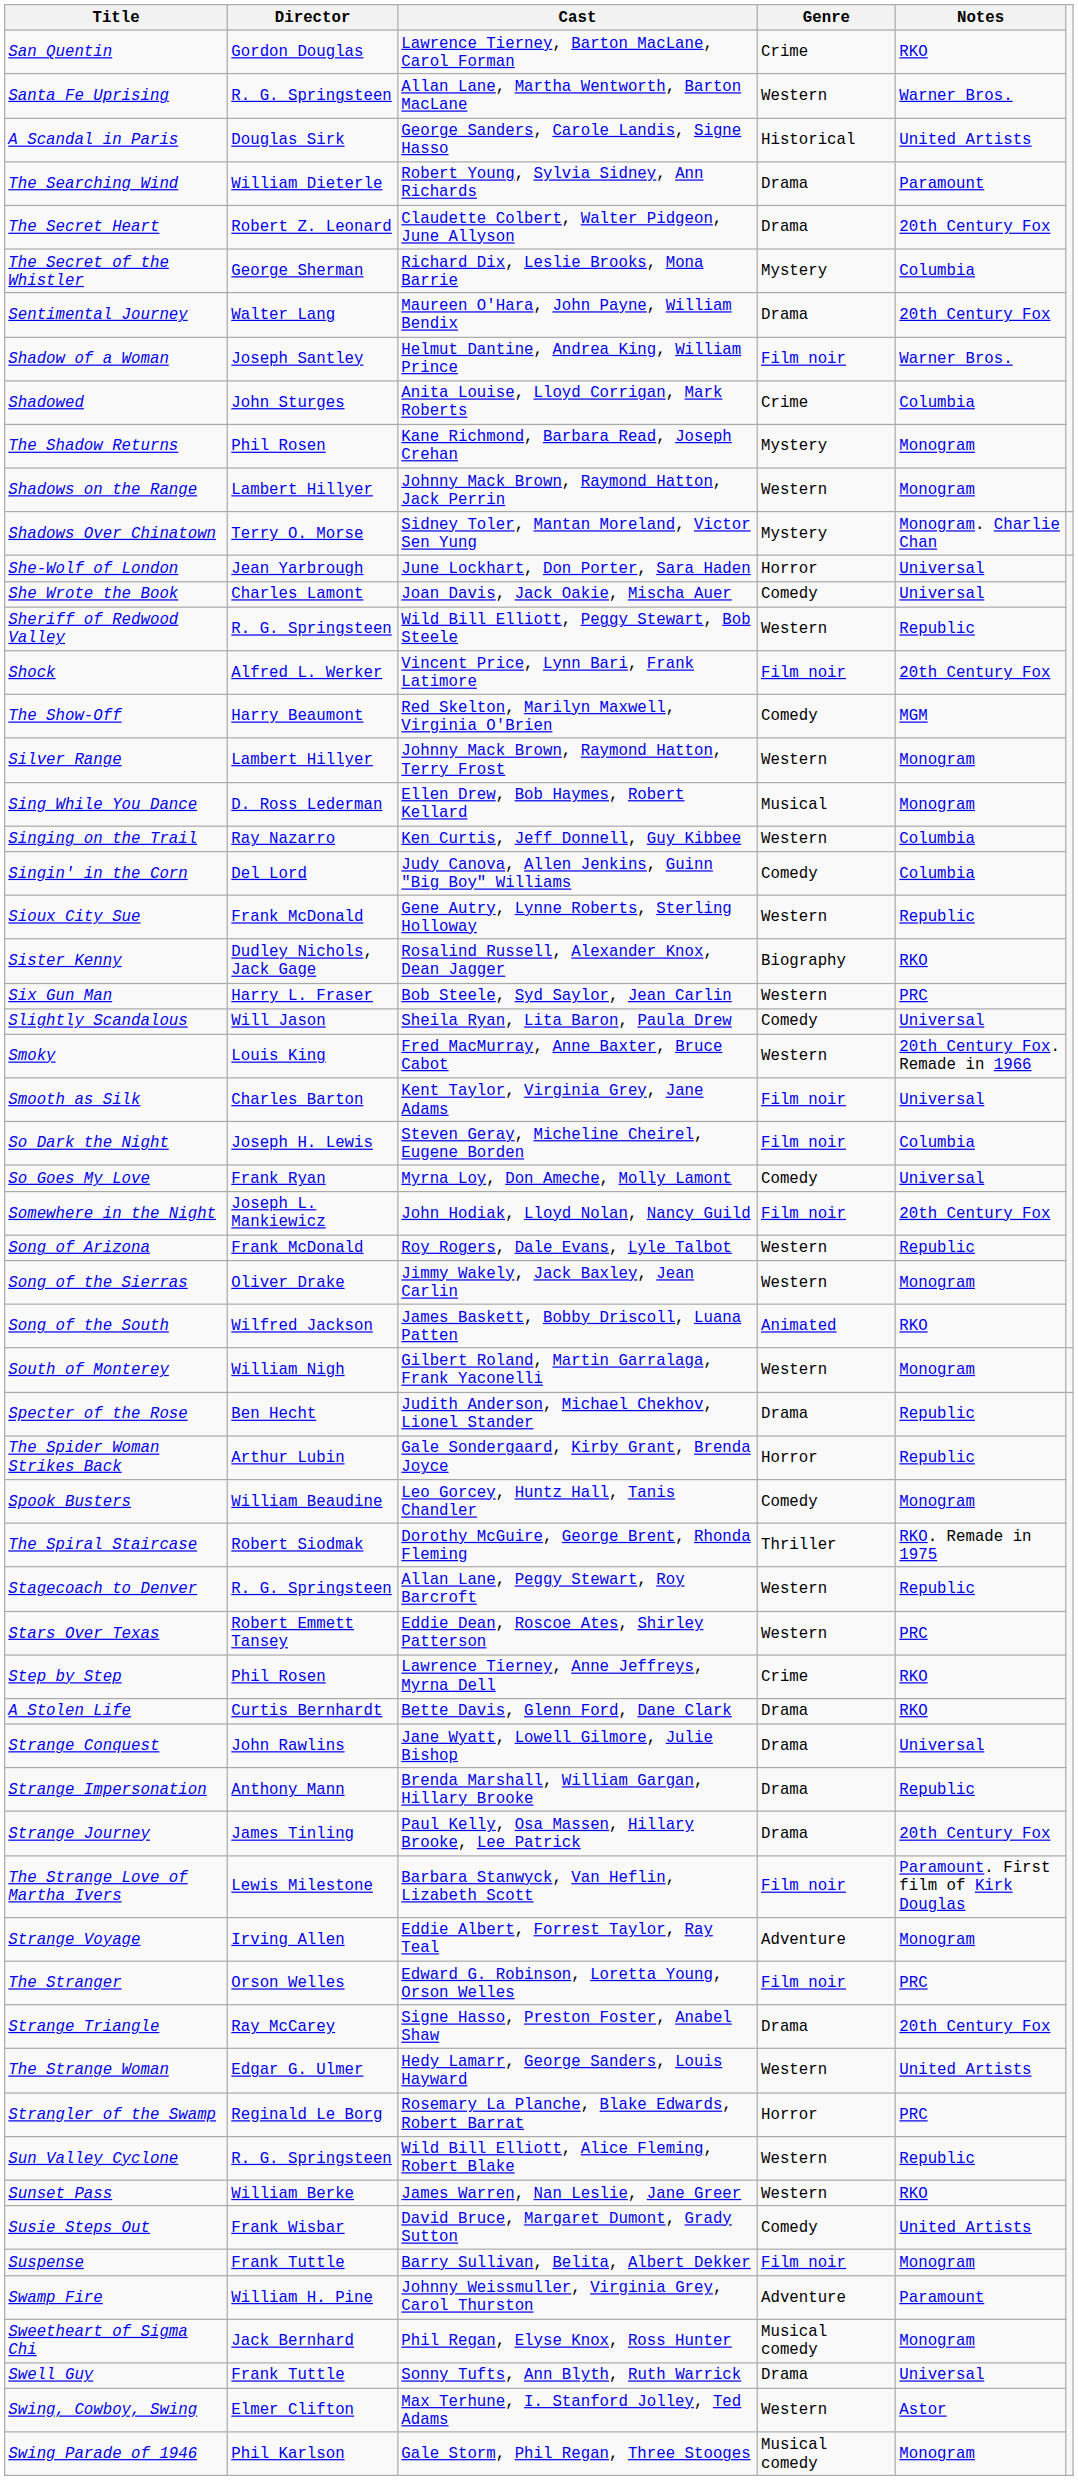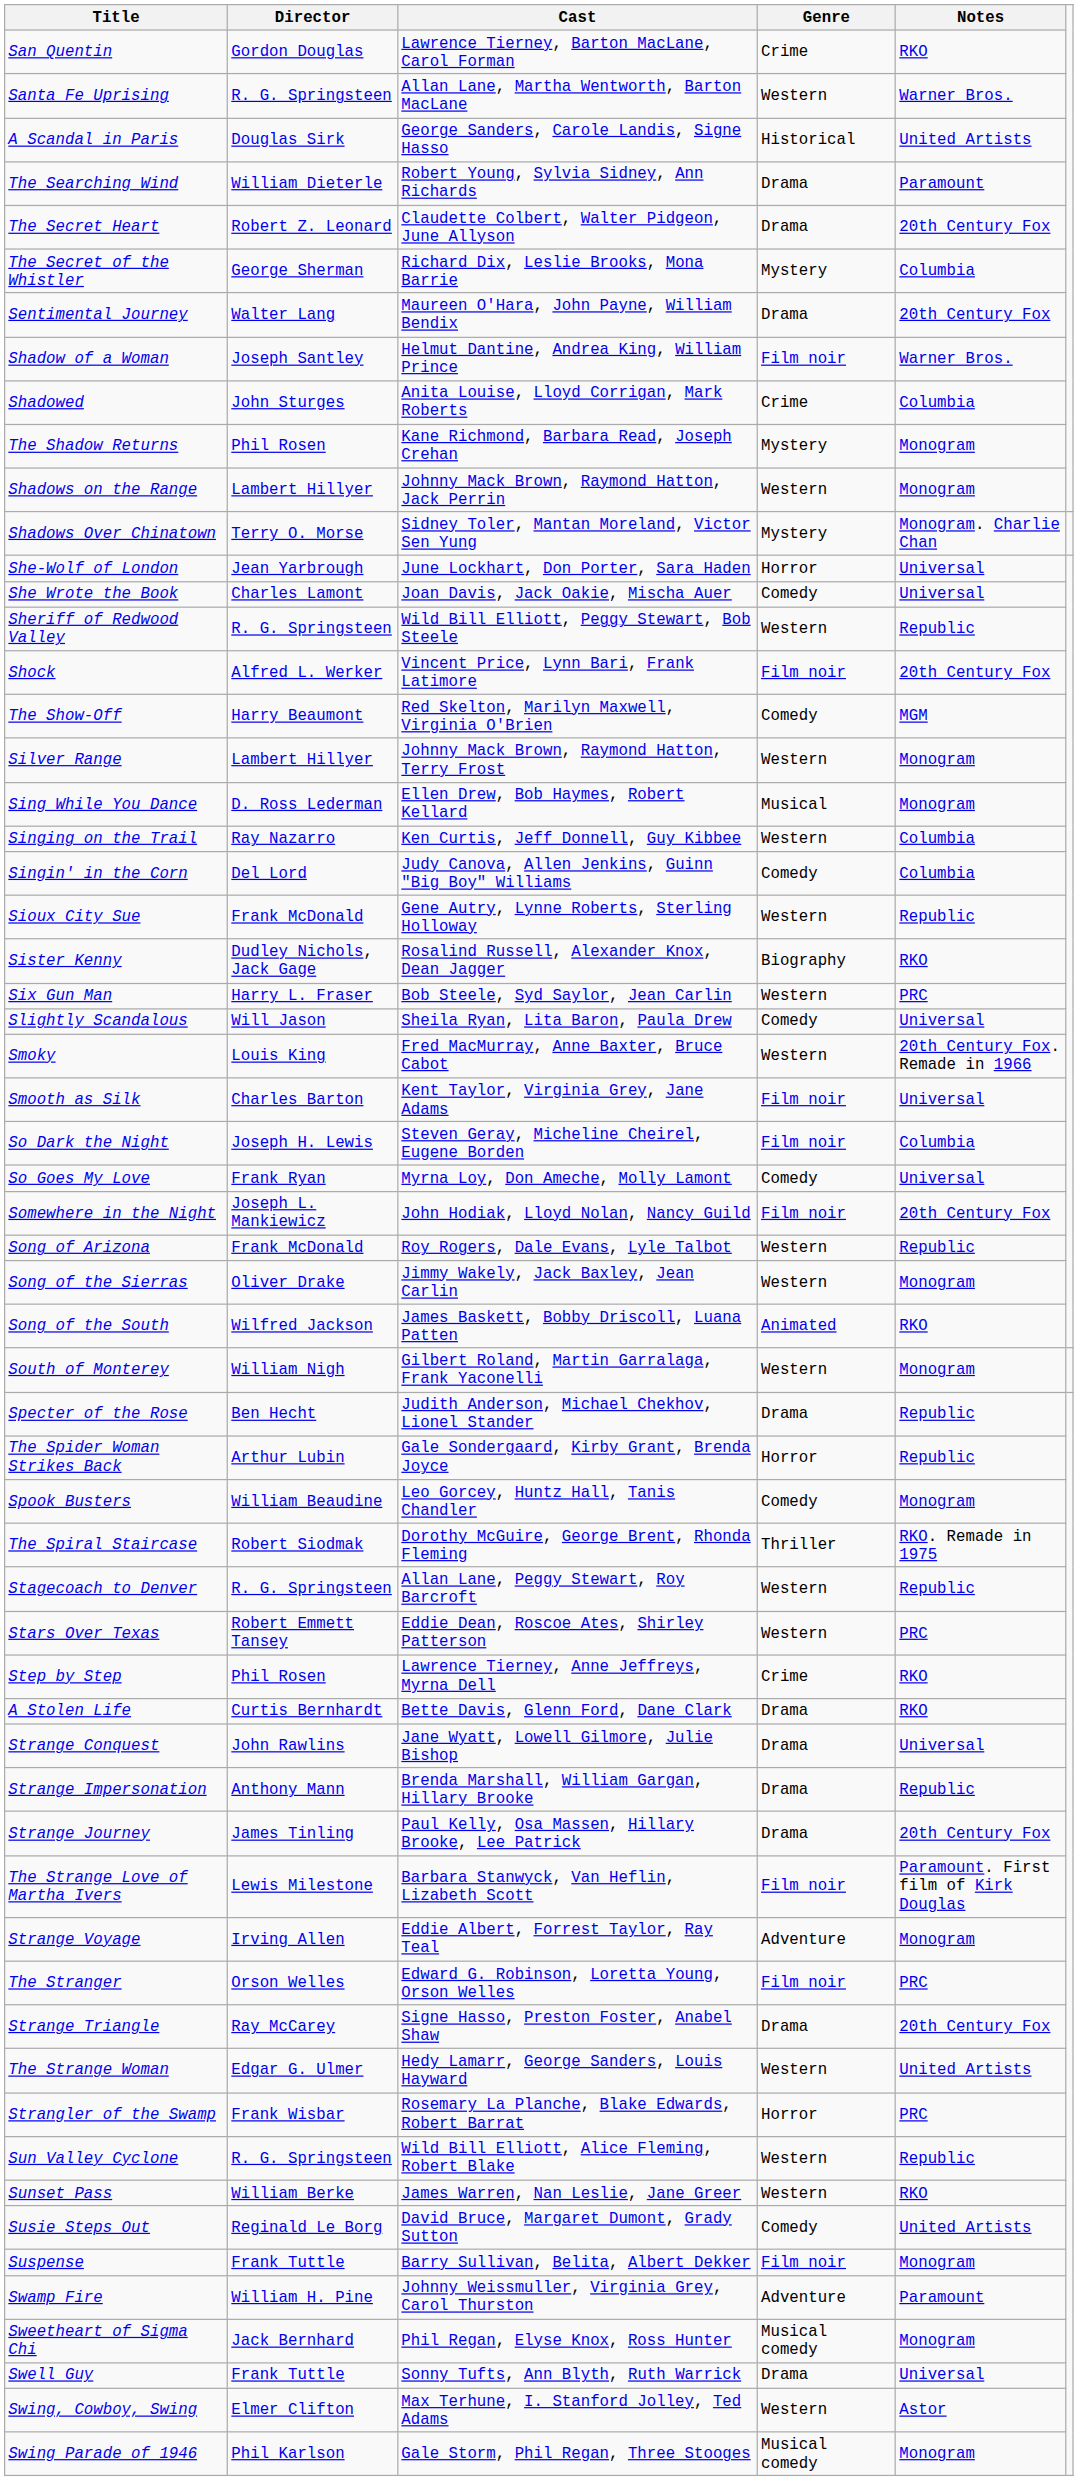(307, 2114) Reginald Le Borg -> (288, 2114) Frank Wisbar
(288, 2228) Frank Wisbar -> (307, 2228) Reginald Le Borg
